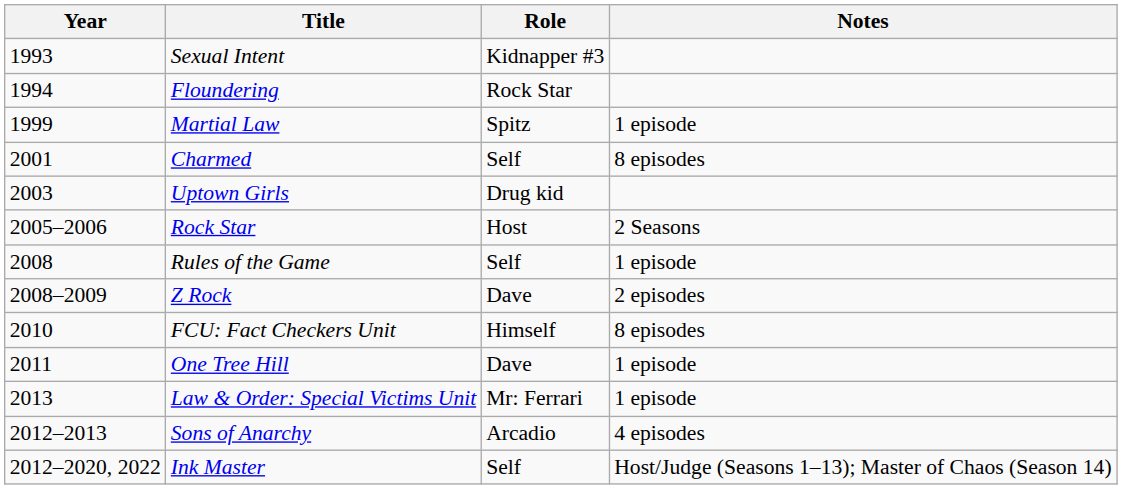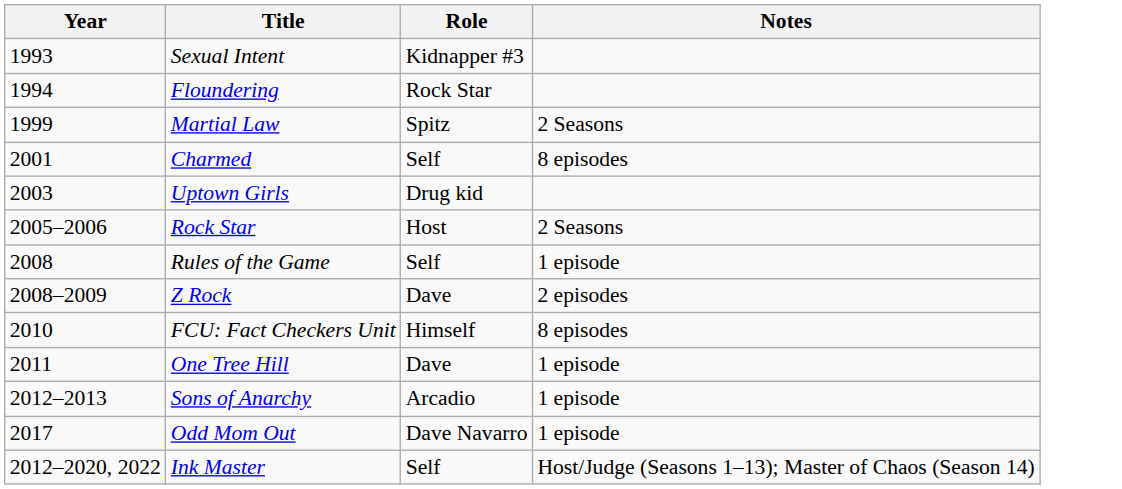(655, 124) 1 episode -> (580, 124) 2 Seasons
- row: (323, 398)
(660, 432) 4 episodes -> (578, 398) 1 episode
+ row: (233, 432)
